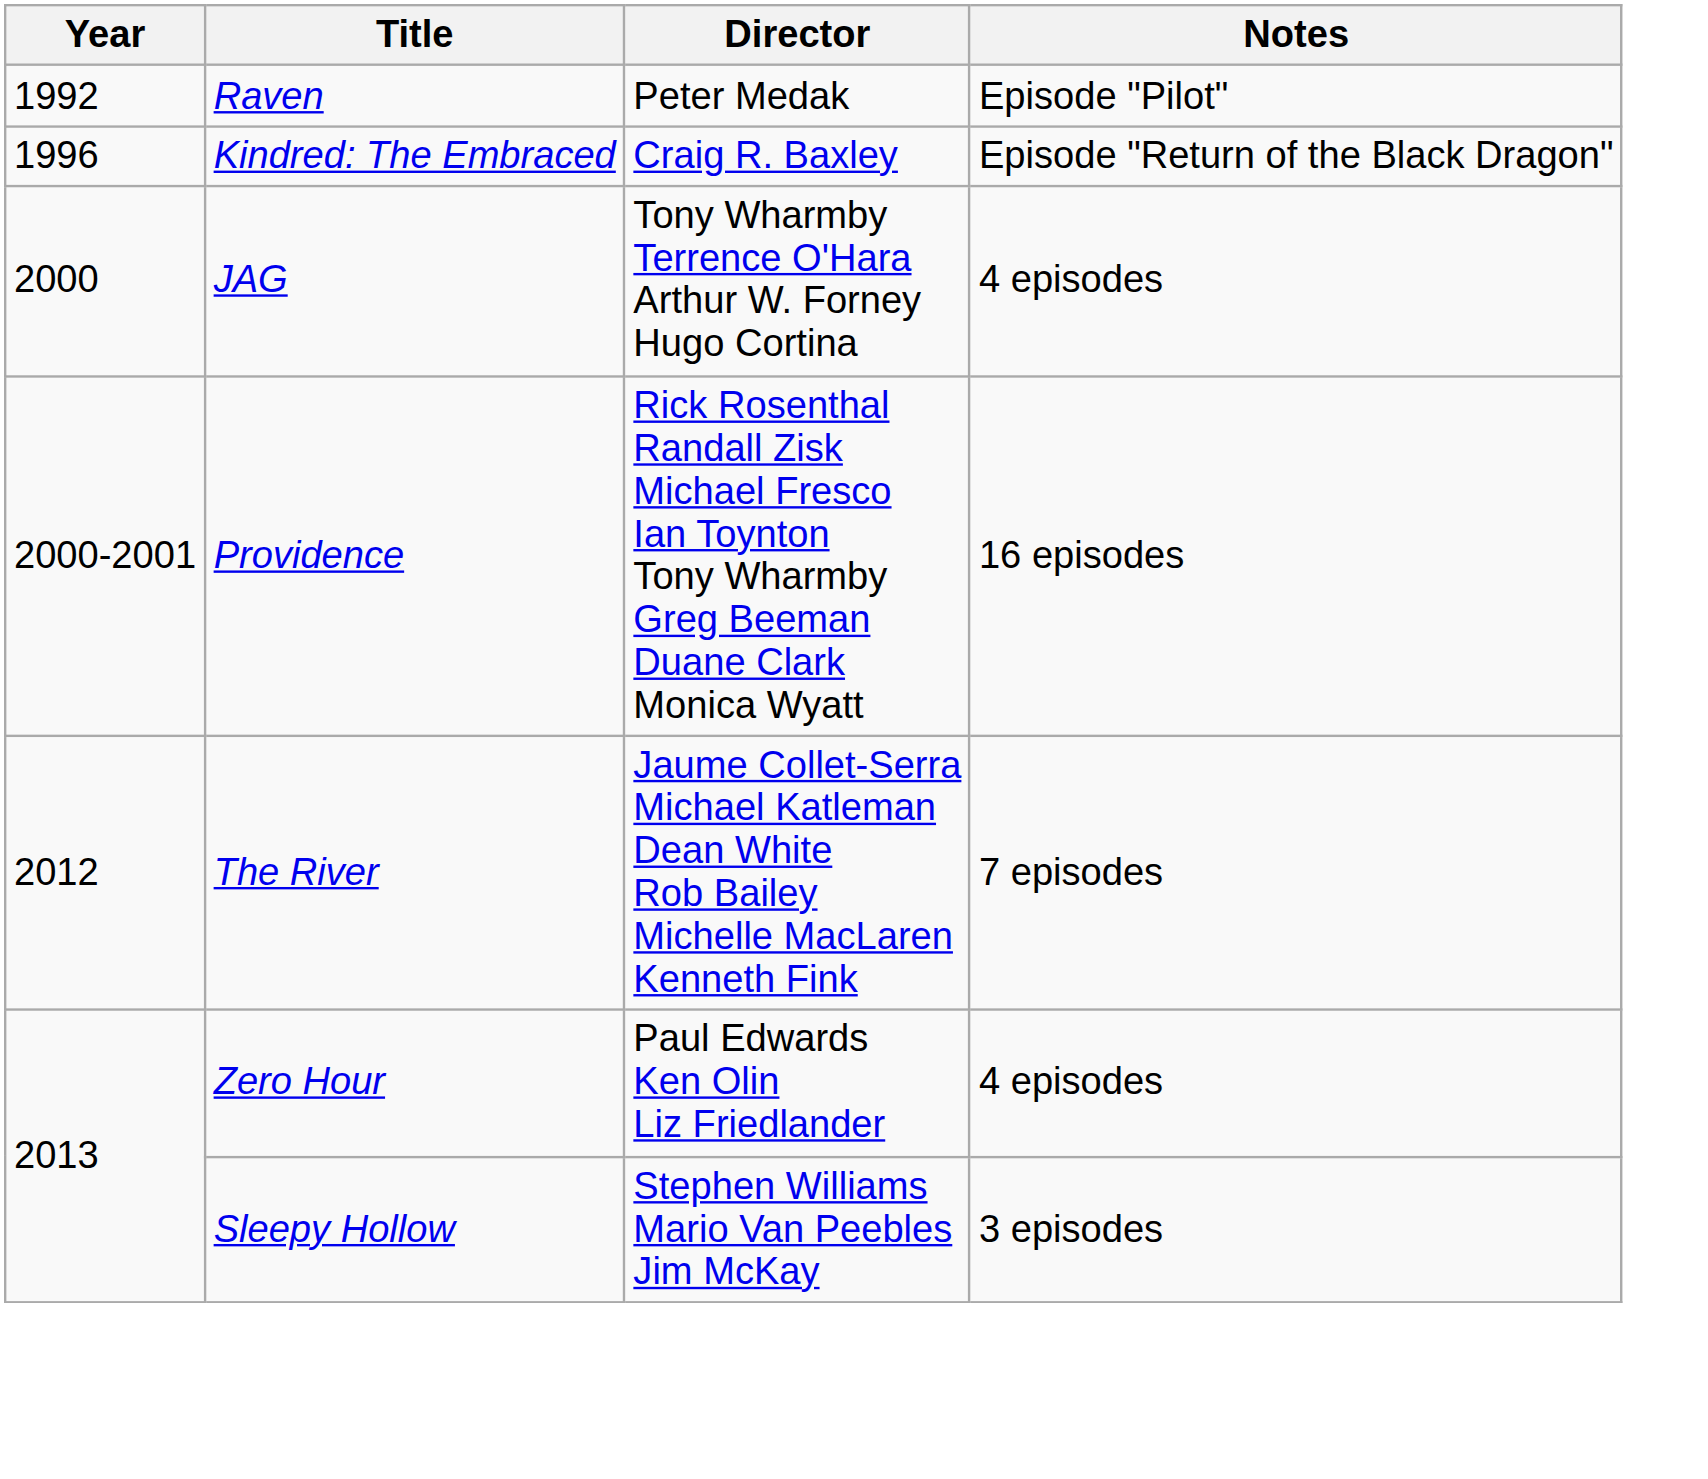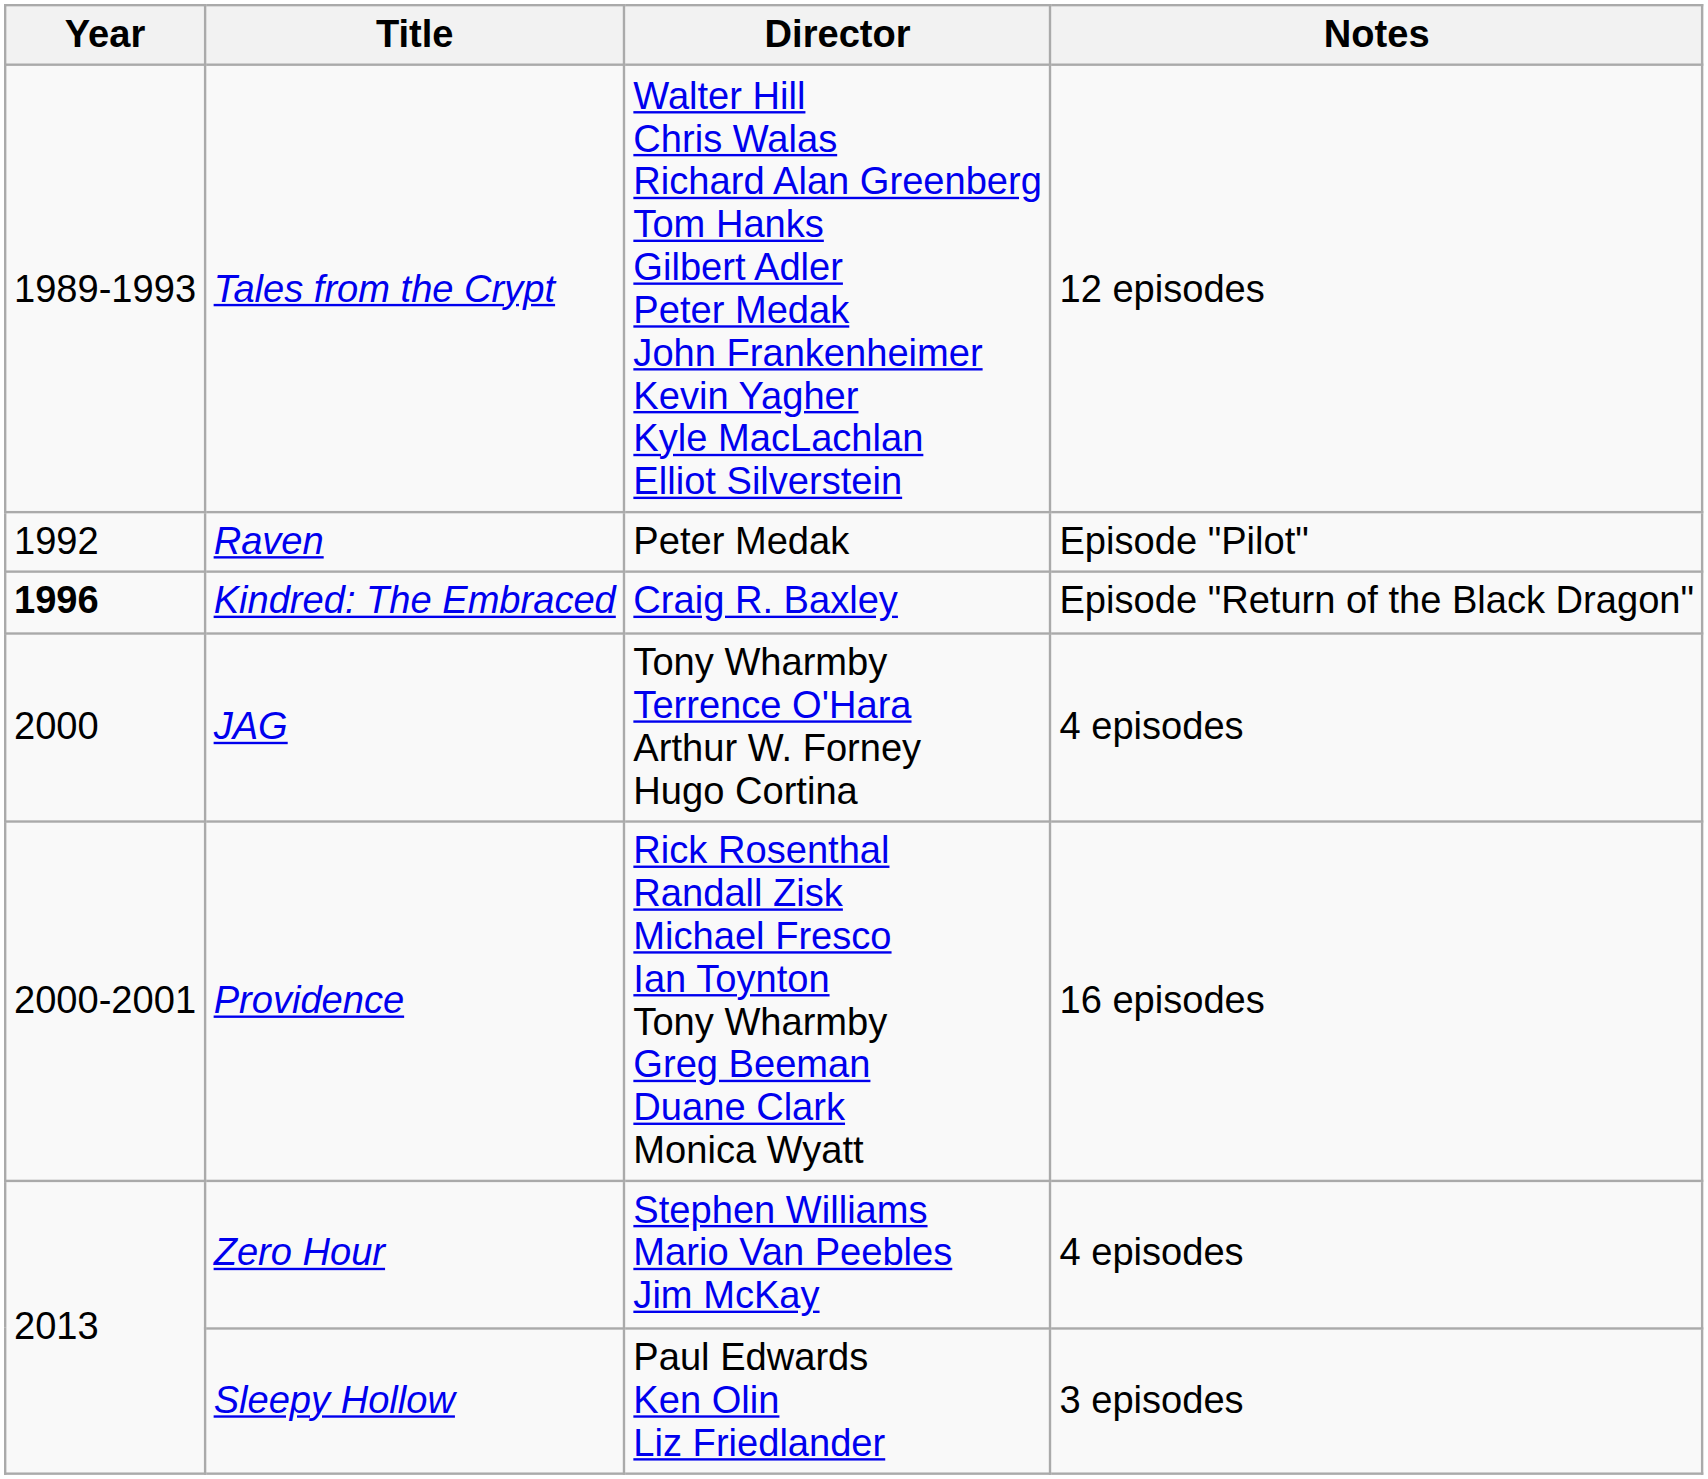+ row: (384, 287)
(56, 155) normal -> (56, 601) bold
- row: (296, 872)
(759, 1082) Paul Edwards Ken Olin Liz Friedlander -> (793, 1253) Stephen Williams Mario Van Peebles Jim McKay
(793, 1228) Stephen Williams Mario Van Peebles Jim McKay -> (759, 1399) Paul Edwards Ken Olin Liz Friedlander
